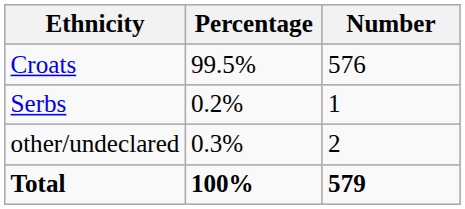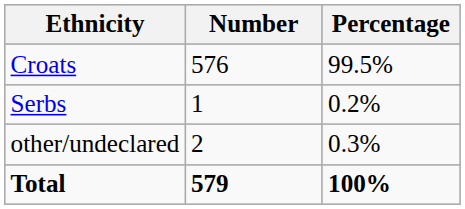columns swapped: (391, 24) <-> (254, 24)
